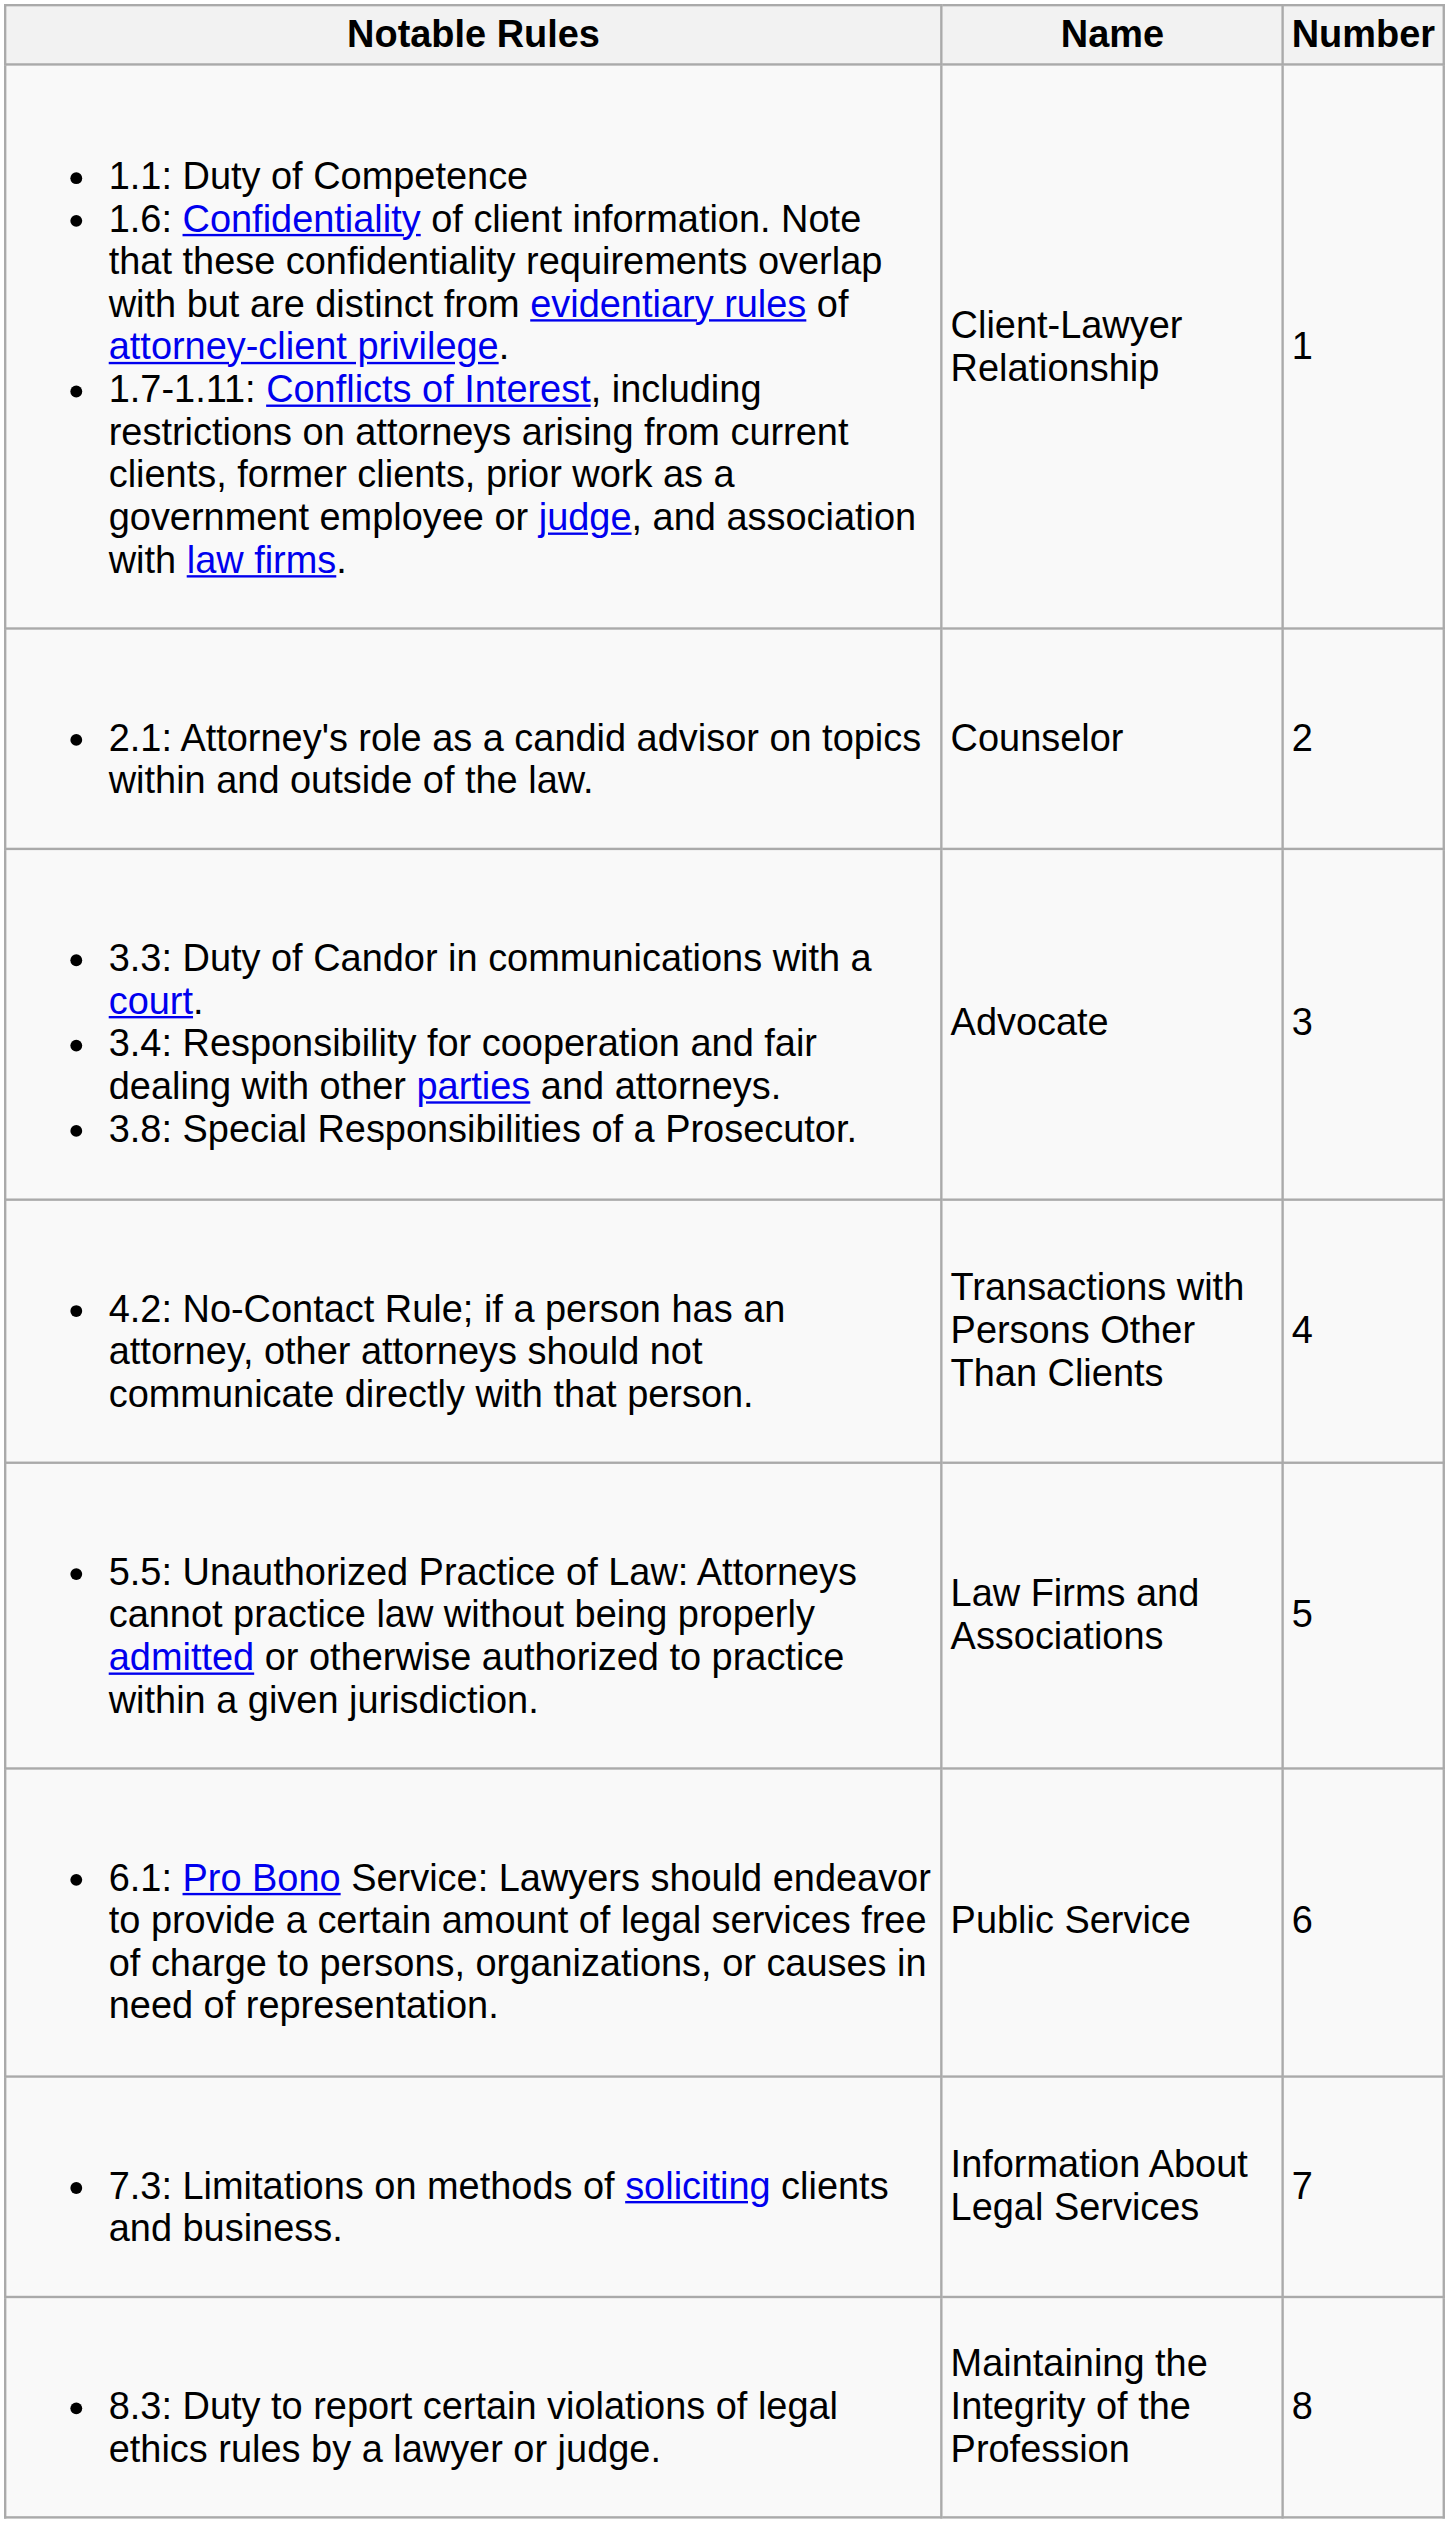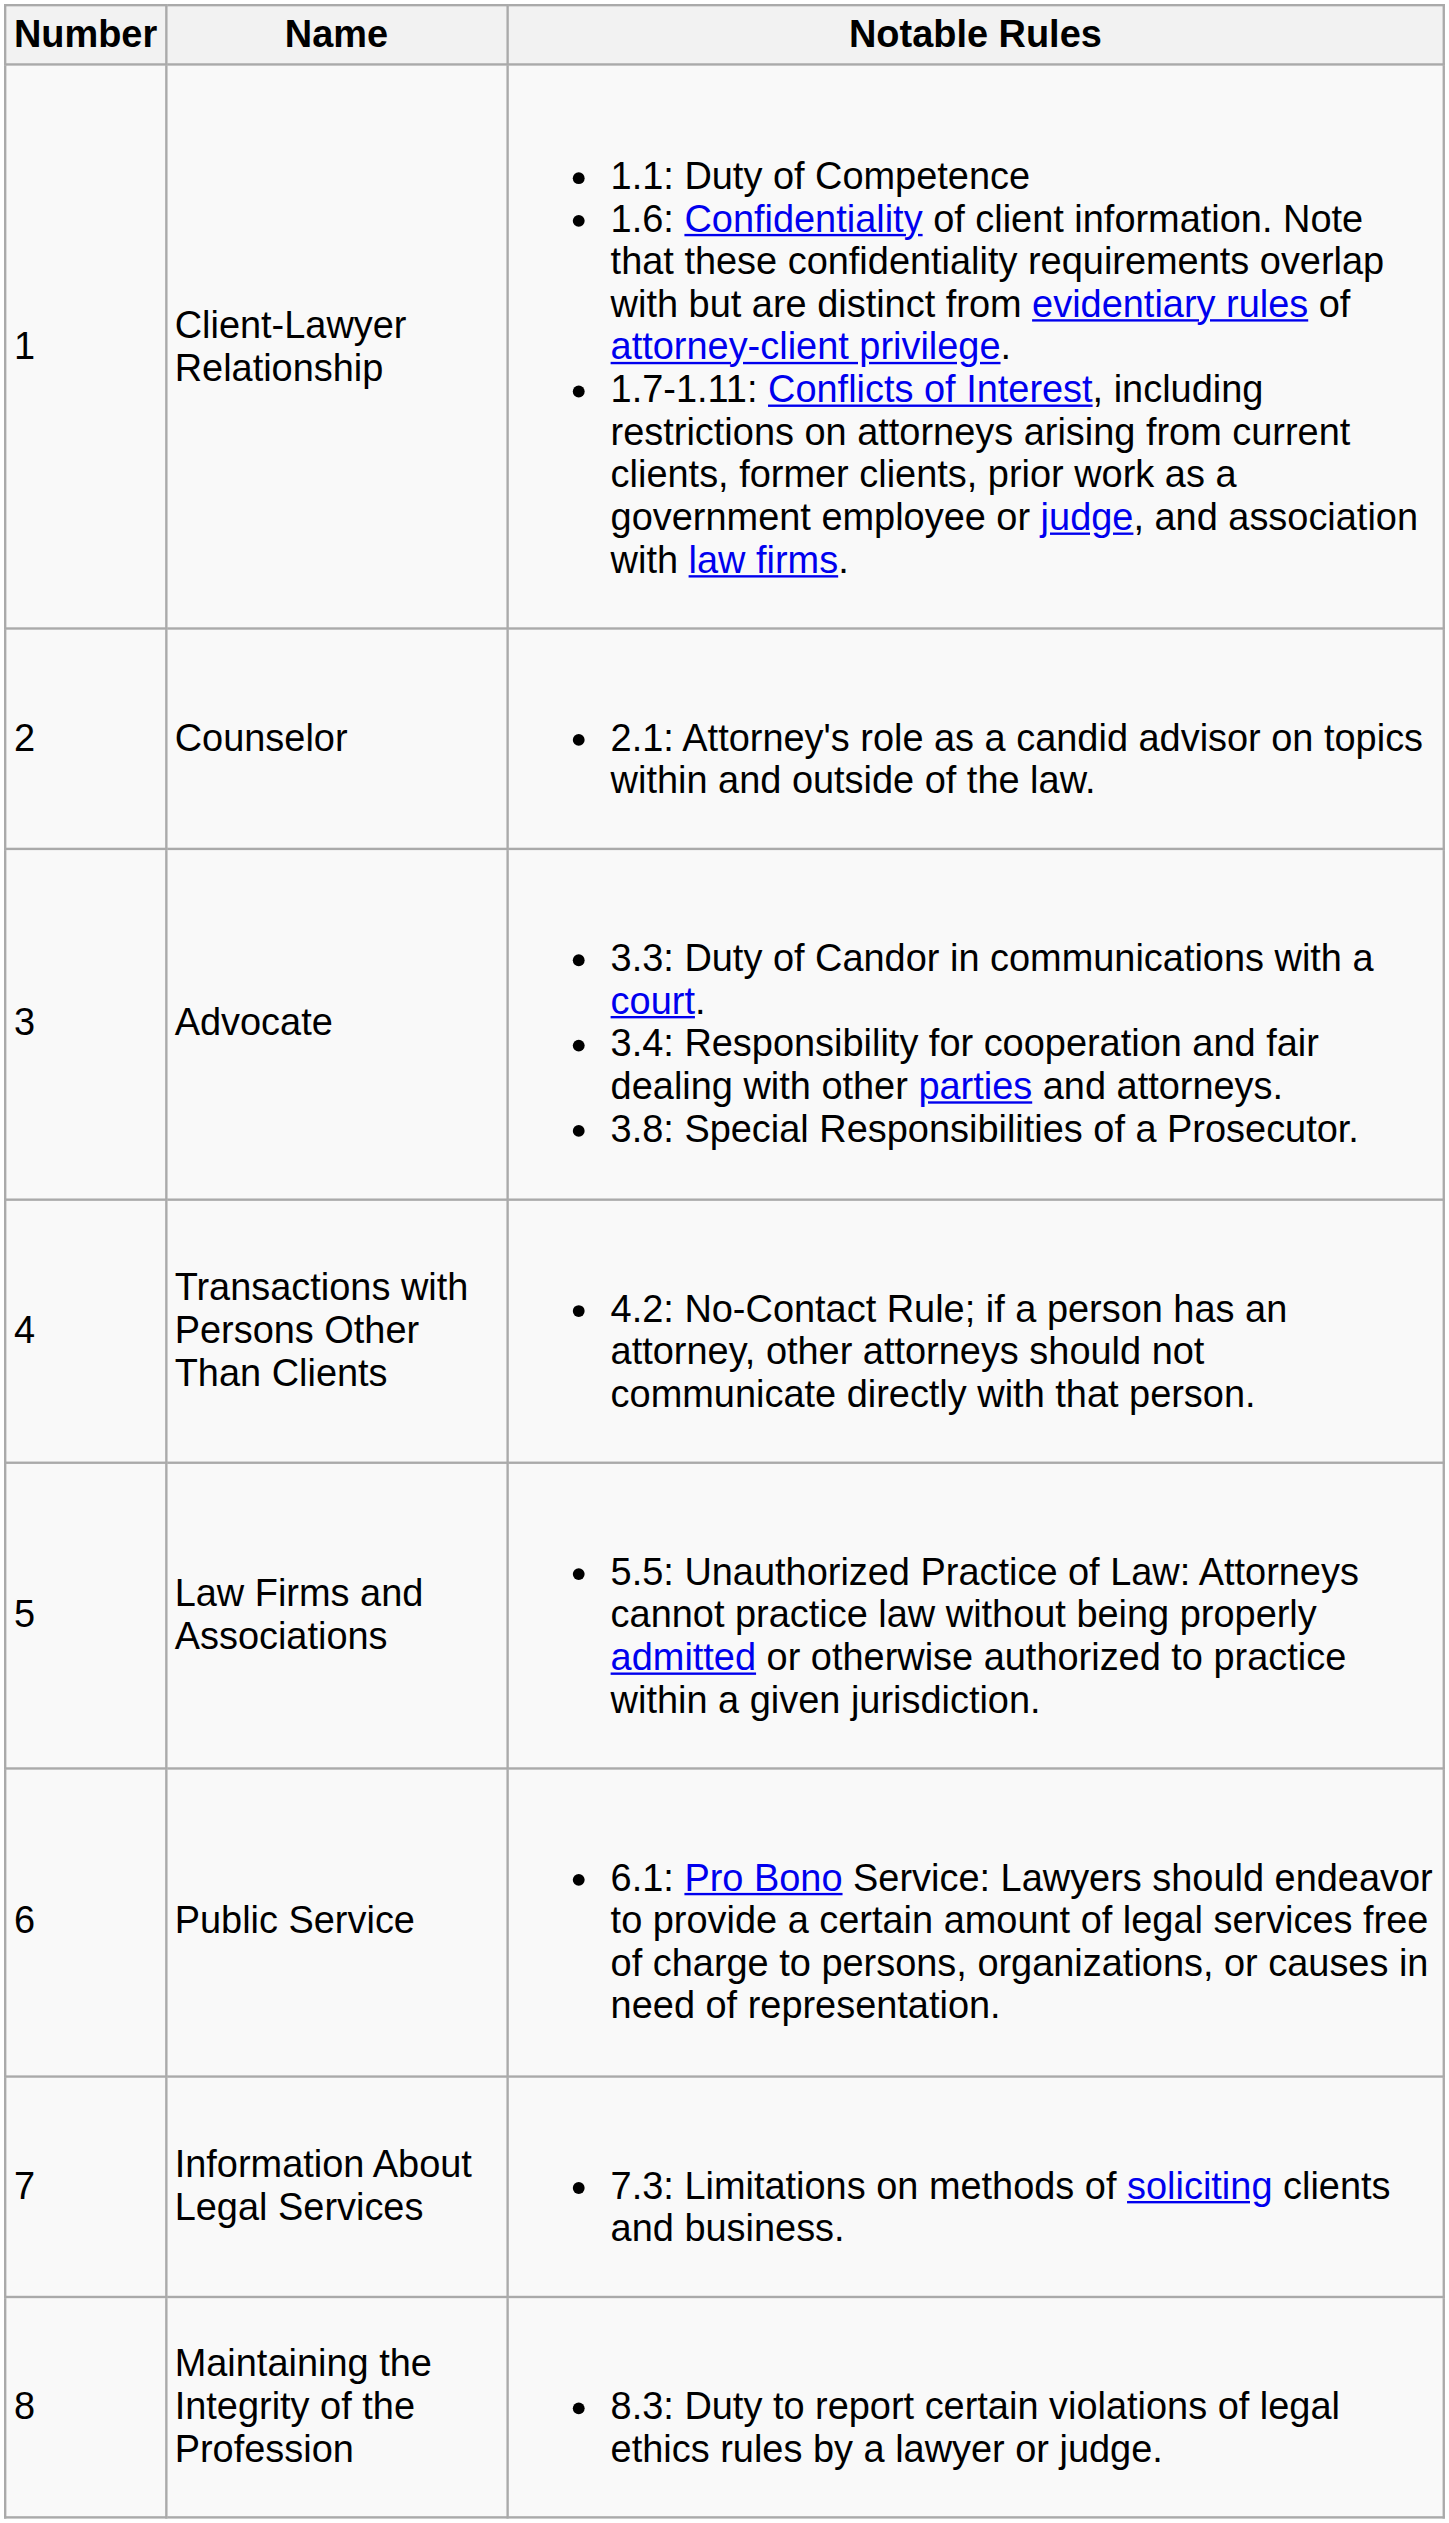columns swapped: (1363, 34) <-> (474, 34)
